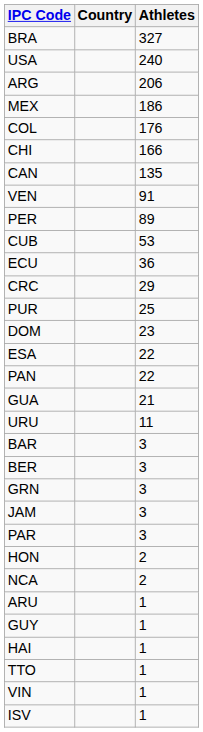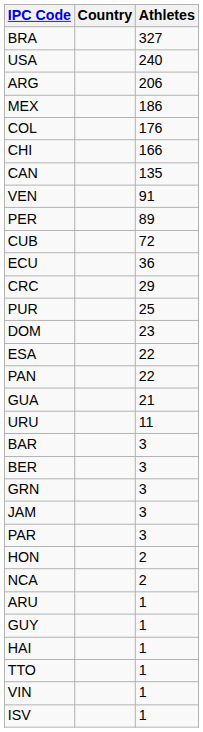(147, 241) 53 -> (147, 241) 72
